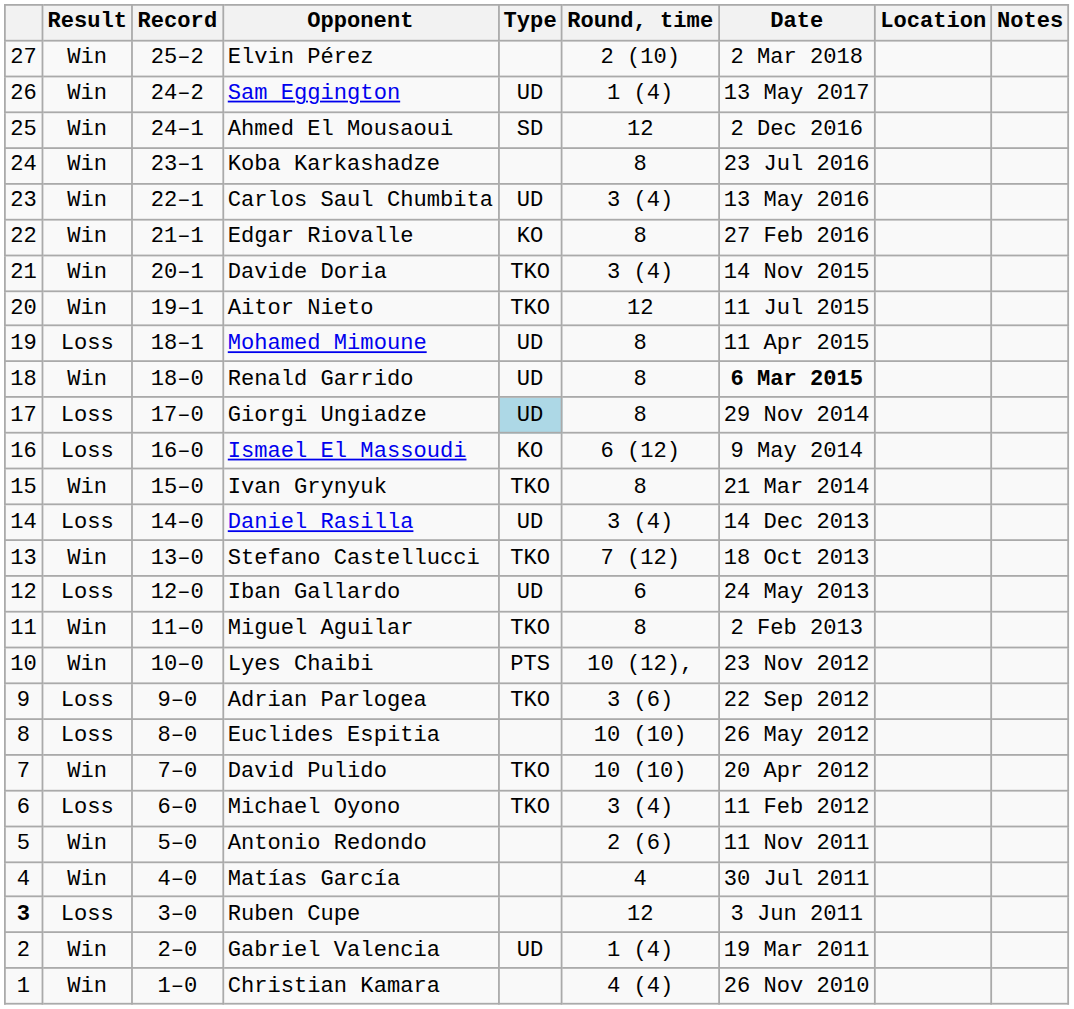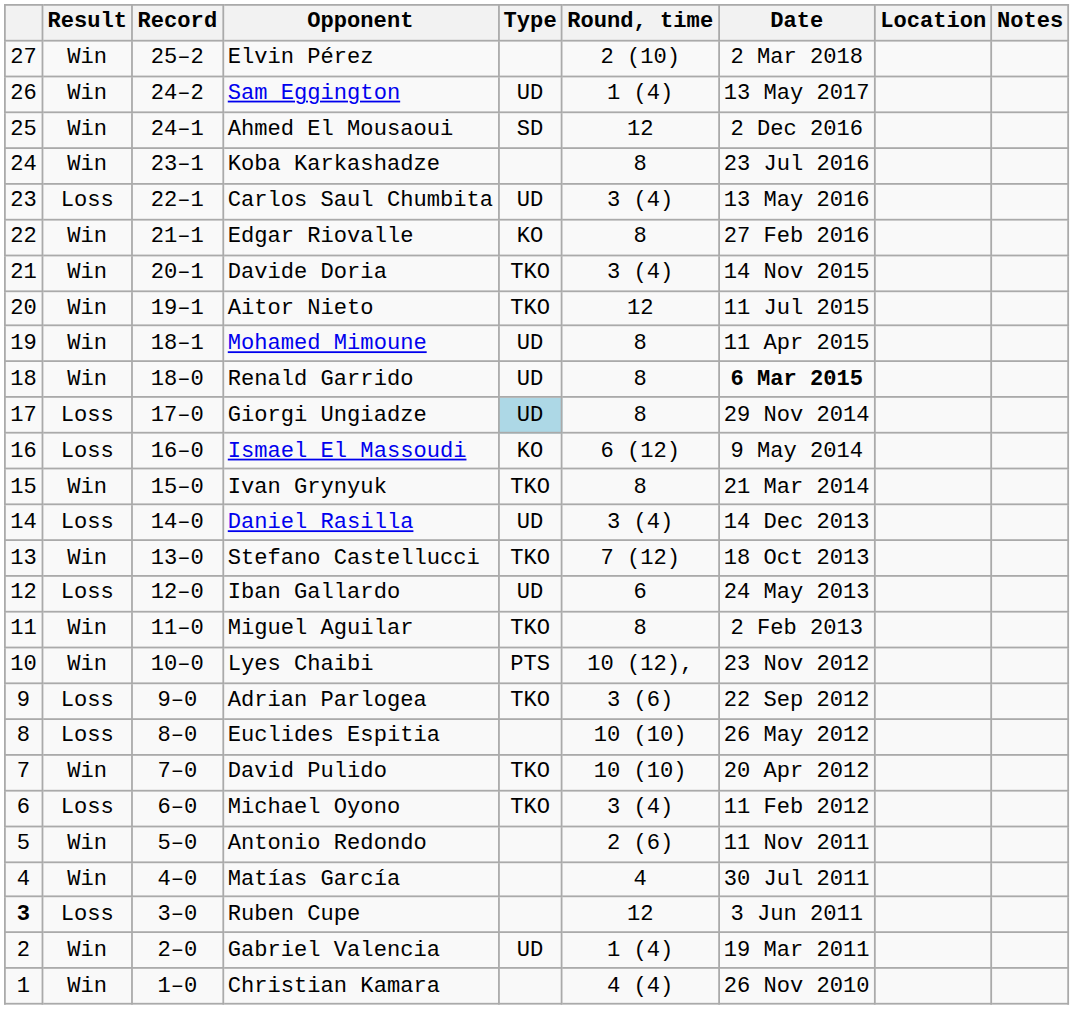(87, 202) Win -> (87, 202) Loss
(87, 344) Loss -> (87, 344) Win
